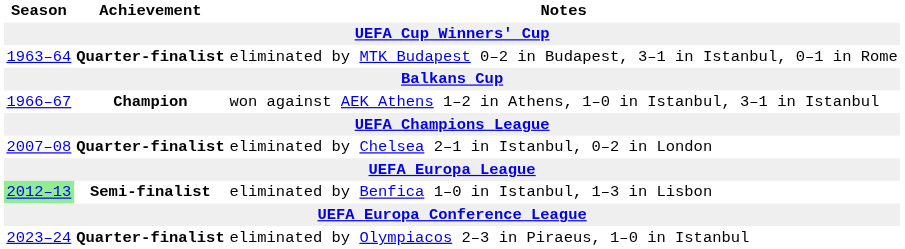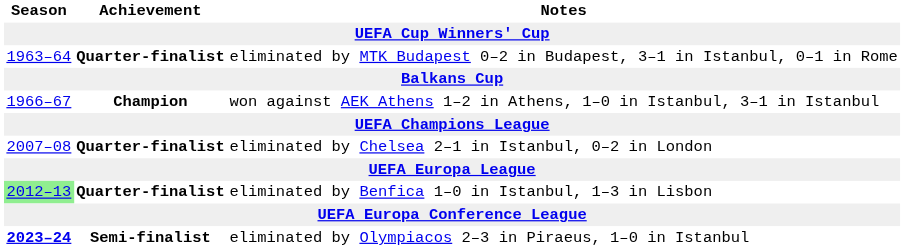(150, 192) Semi-finalist -> (150, 192) Quarter-finalist
(39, 237) normal -> (39, 237) bold
(150, 237) Quarter-finalist -> (150, 237) Semi-finalist
